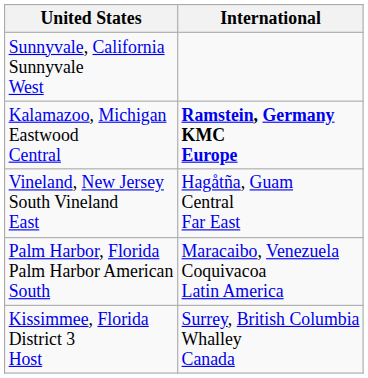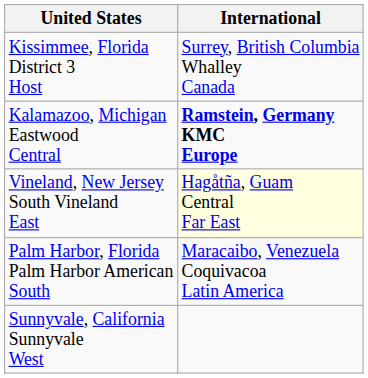rows swapped: (79, 339) <-> (87, 66)
(237, 202) no background -> (237, 202) lightyellow background
